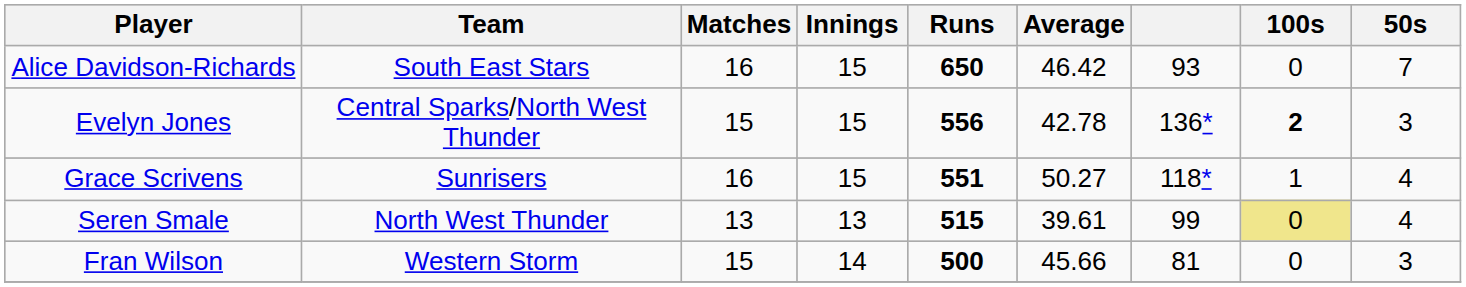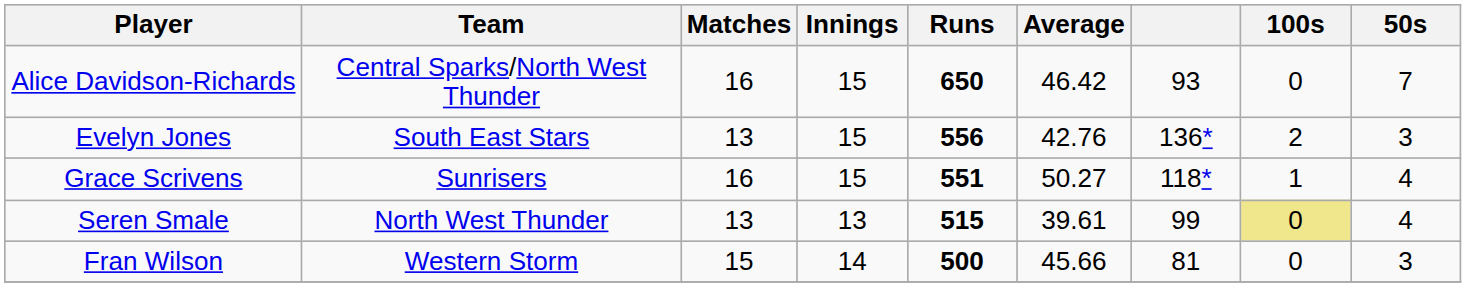(491, 66) South East Stars -> (491, 81) Central Sparks/North West Thunder
(491, 122) Central Sparks/North West Thunder -> (491, 137) South East Stars
(739, 122) 15 -> (739, 137) 13
(1074, 122) 42.78 -> (1074, 137) 42.76
(1296, 122) bold -> (1296, 137) normal
